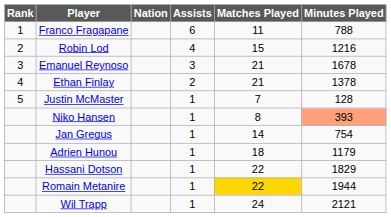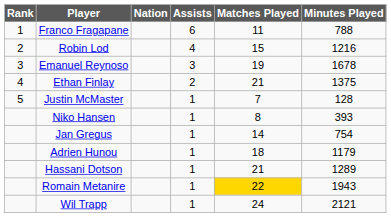(258, 65) 21 -> (258, 65) 19
(344, 83) 1378 -> (344, 83) 1375
(344, 117) lightsalmon background -> (344, 117) no background
(258, 169) 22 -> (258, 169) 21
(344, 169) 1829 -> (344, 169) 1289
(344, 186) 1944 -> (344, 186) 1943
